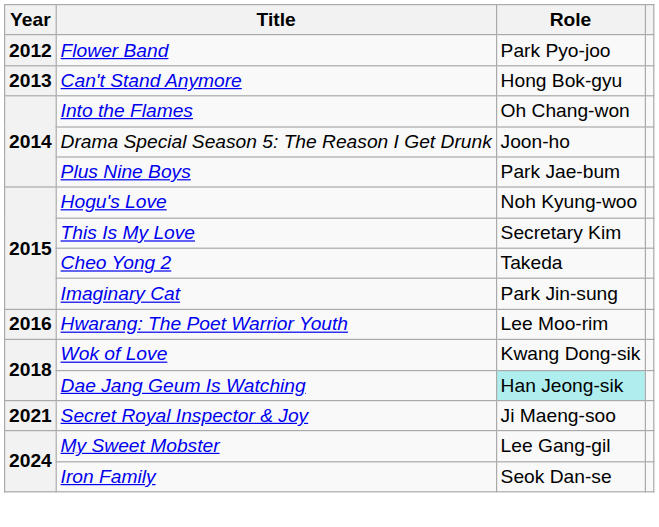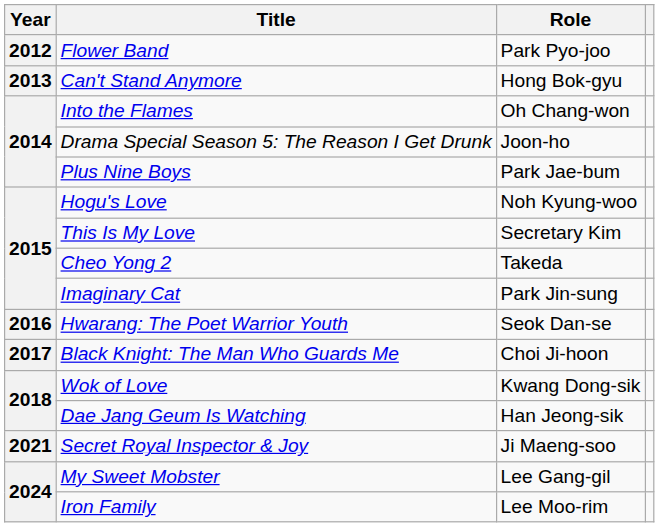(554, 324) Lee Moo-rim -> (556, 324) Seok Dan-se
+ row: (230, 354)
(562, 385) paleturquoise background -> (562, 415) no background
(556, 476) Seok Dan-se -> (554, 506) Lee Moo-rim
